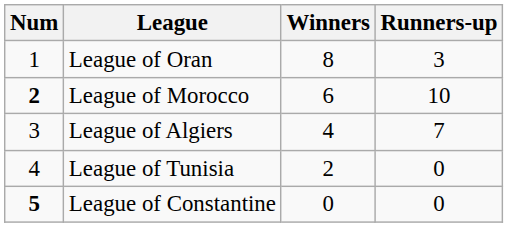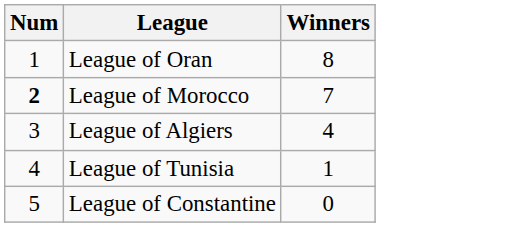- column: (439, 22)
(328, 95) 6 -> (328, 95) 7
(328, 167) 2 -> (328, 167) 1
(34, 204) bold -> (34, 204) normal
